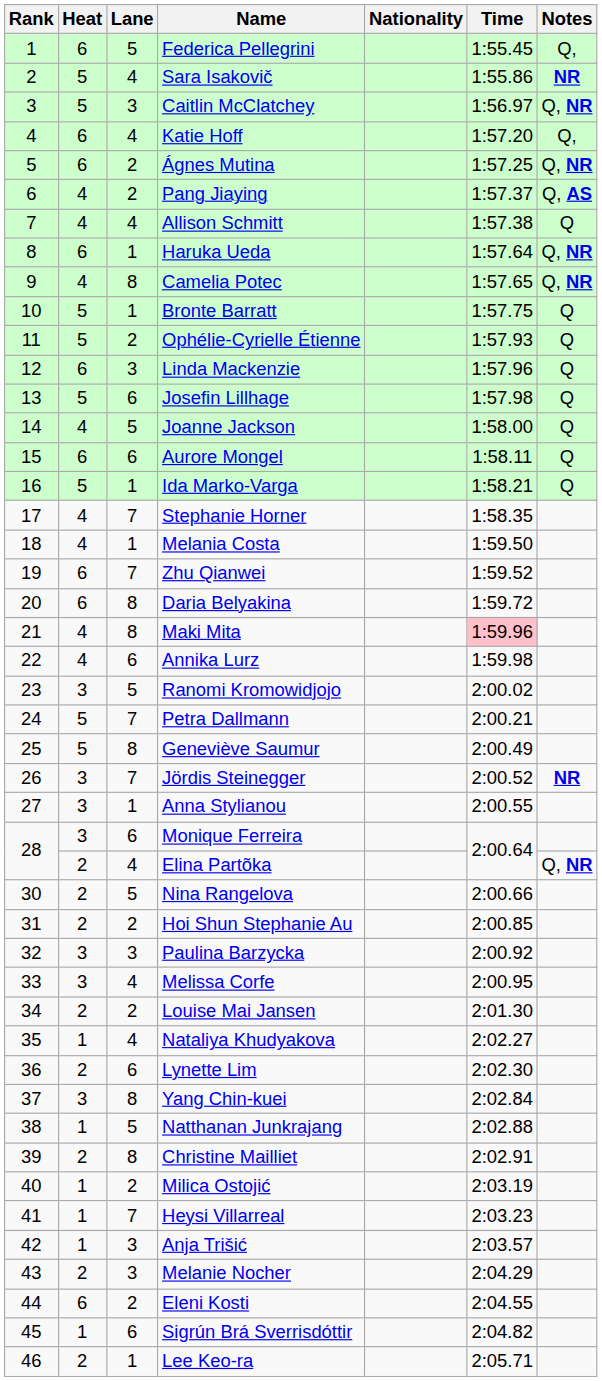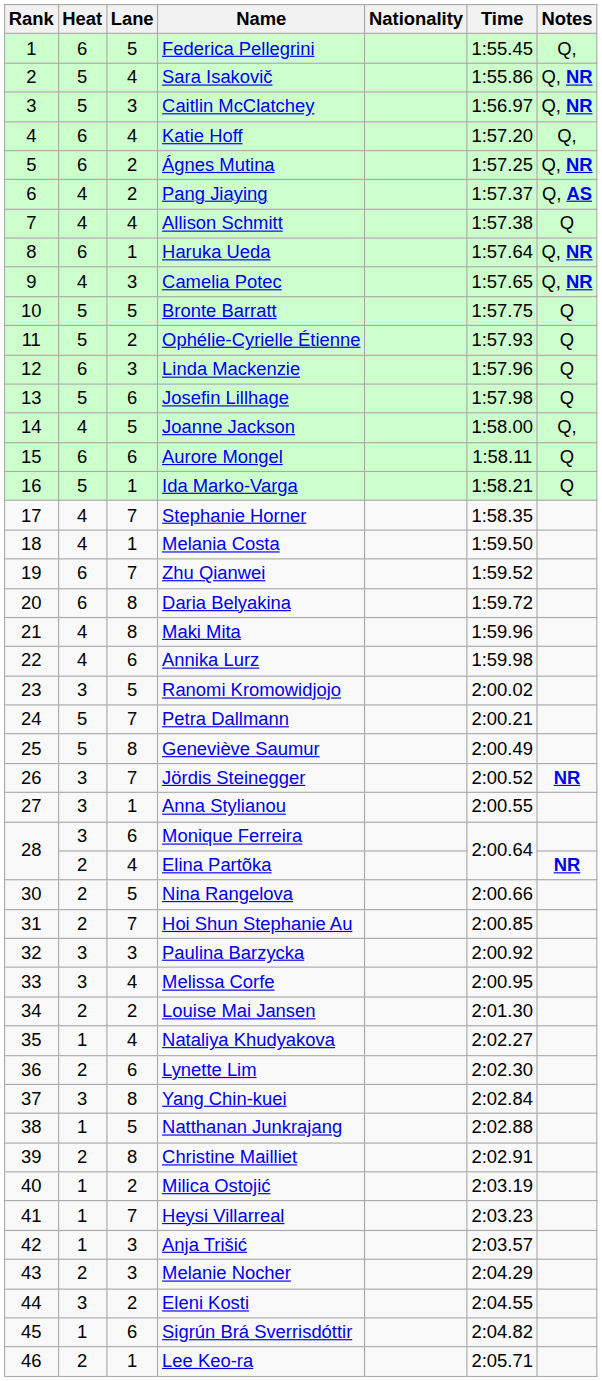(567, 77) NR -> (567, 77) Q, NR
(132, 281) 8 -> (132, 281) 3
(132, 310) 1 -> (132, 310) 5
(567, 427) Q -> (567, 427) Q,
(502, 631) pink background -> (502, 631) no background
(567, 865) Q, NR -> (567, 865) NR
(132, 923) 2 -> (132, 923) 7
(82, 1303) 6 -> (82, 1303) 3
